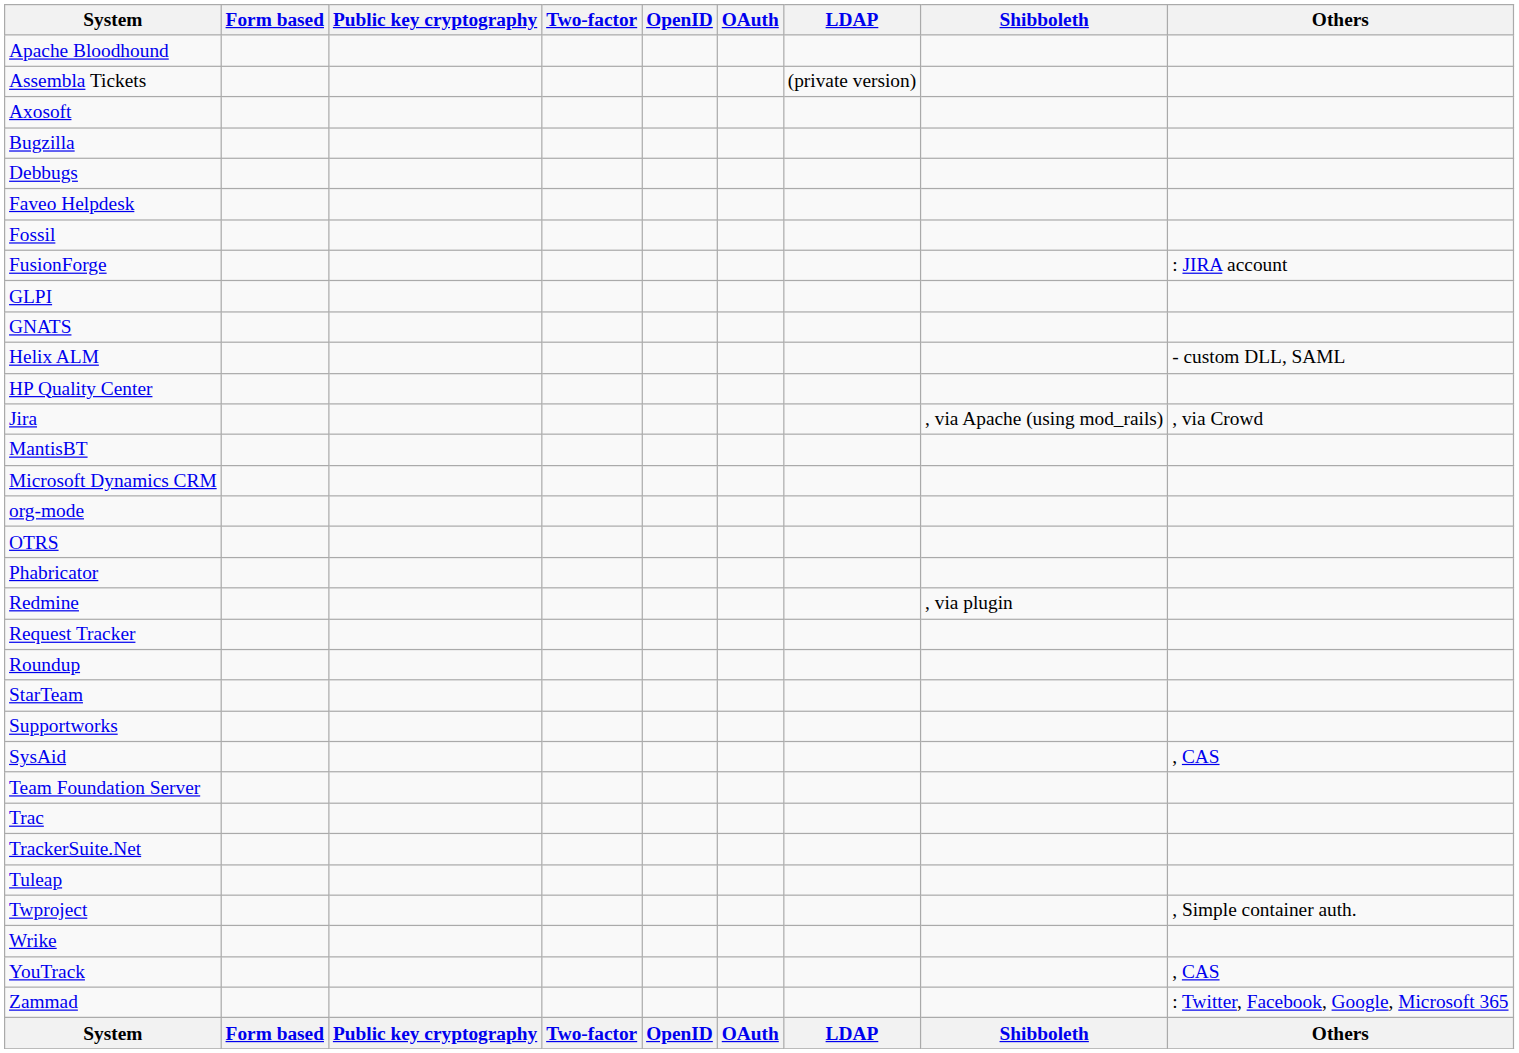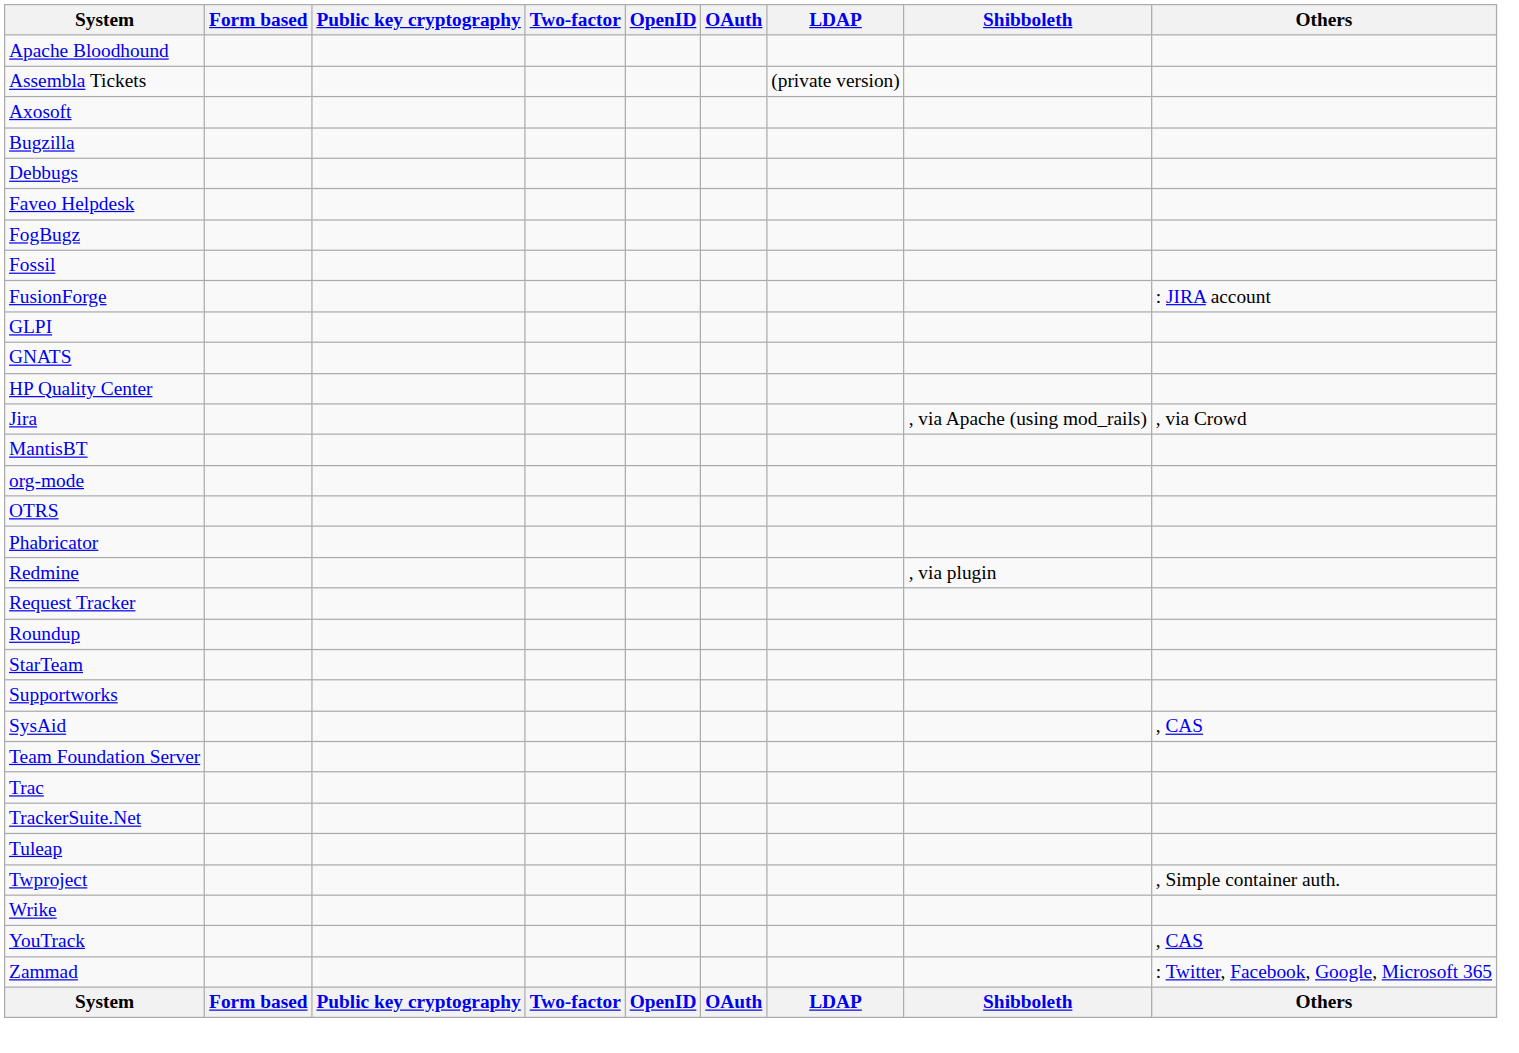+ row: (45, 234)
- row: (54, 357)
- row: (113, 480)
